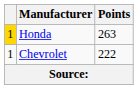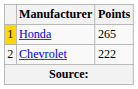(107, 34) 263 -> (107, 34) 265
(10, 54) 1 -> (10, 54) 2
